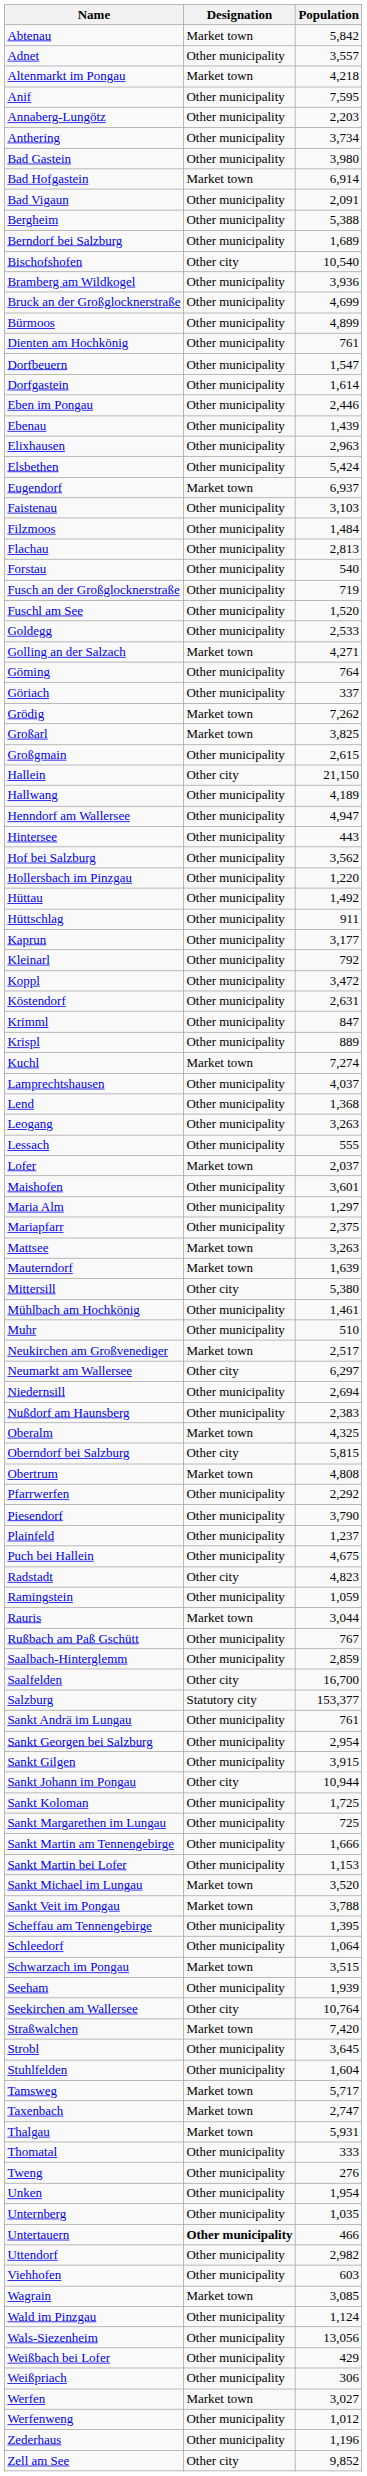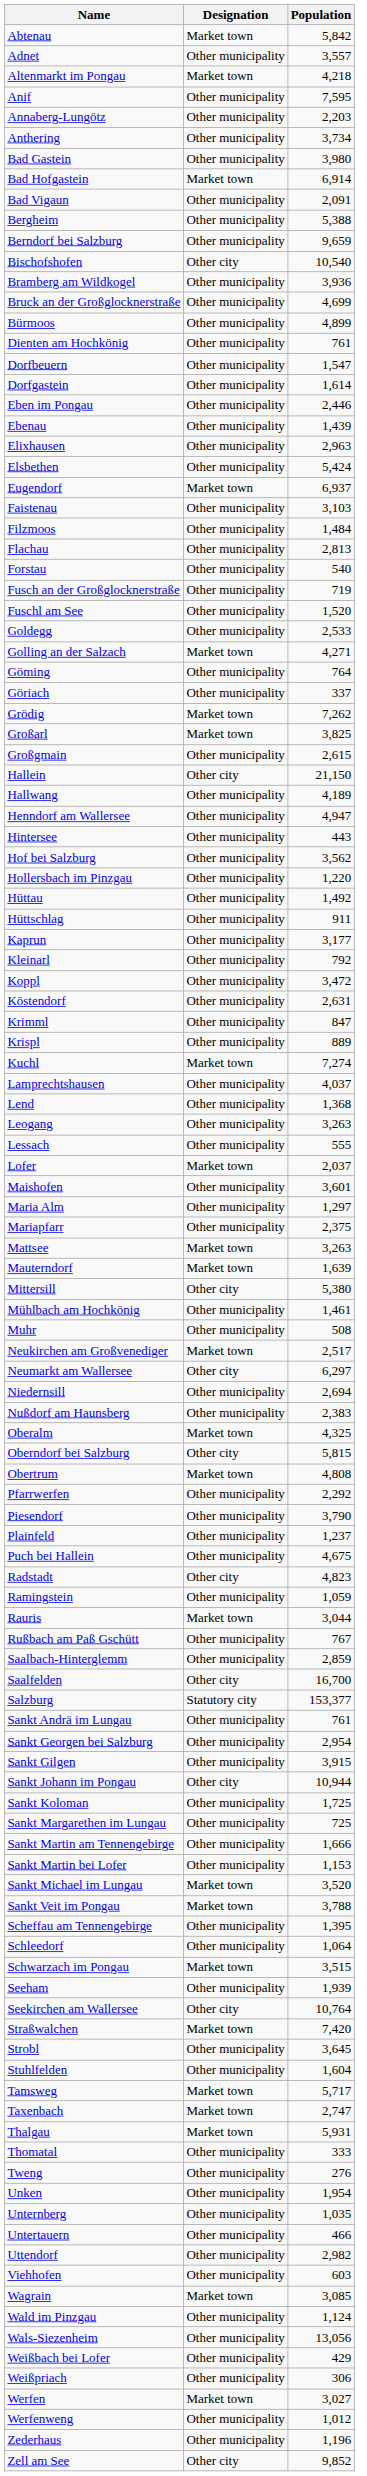(344, 240) 1,689 -> (337, 240) 9,659
(349, 1330) 510 -> (341, 1330) 508
(239, 2234) bold -> (236, 2234) normal
